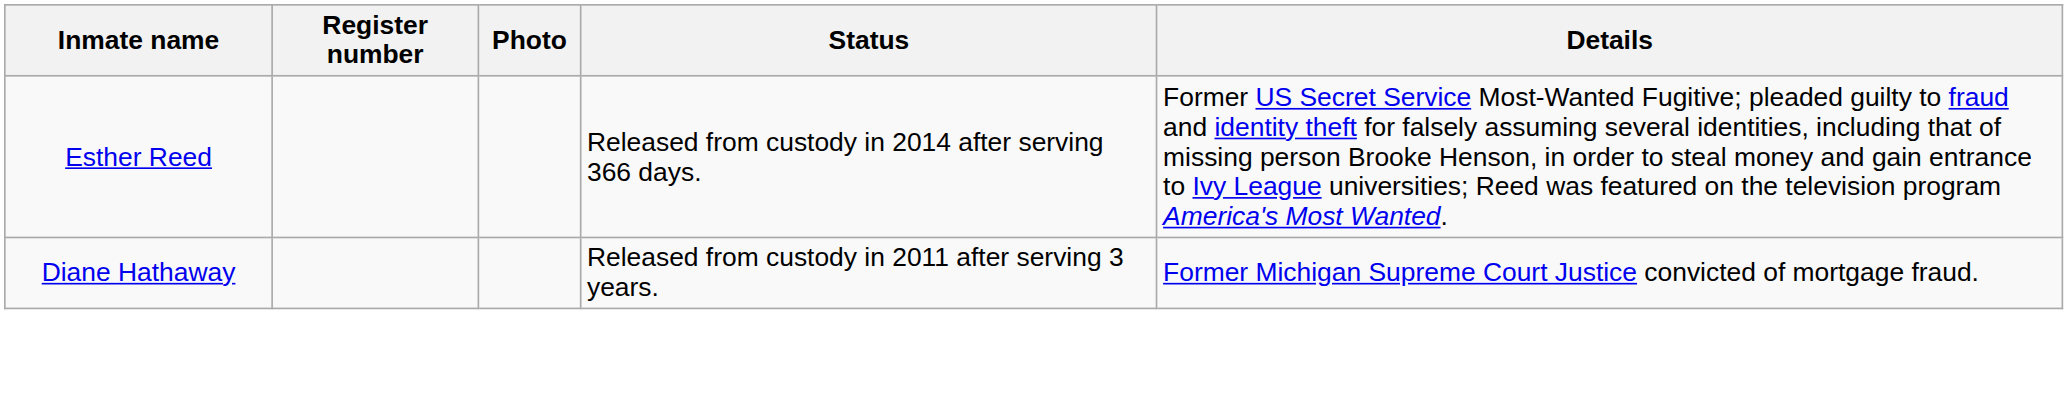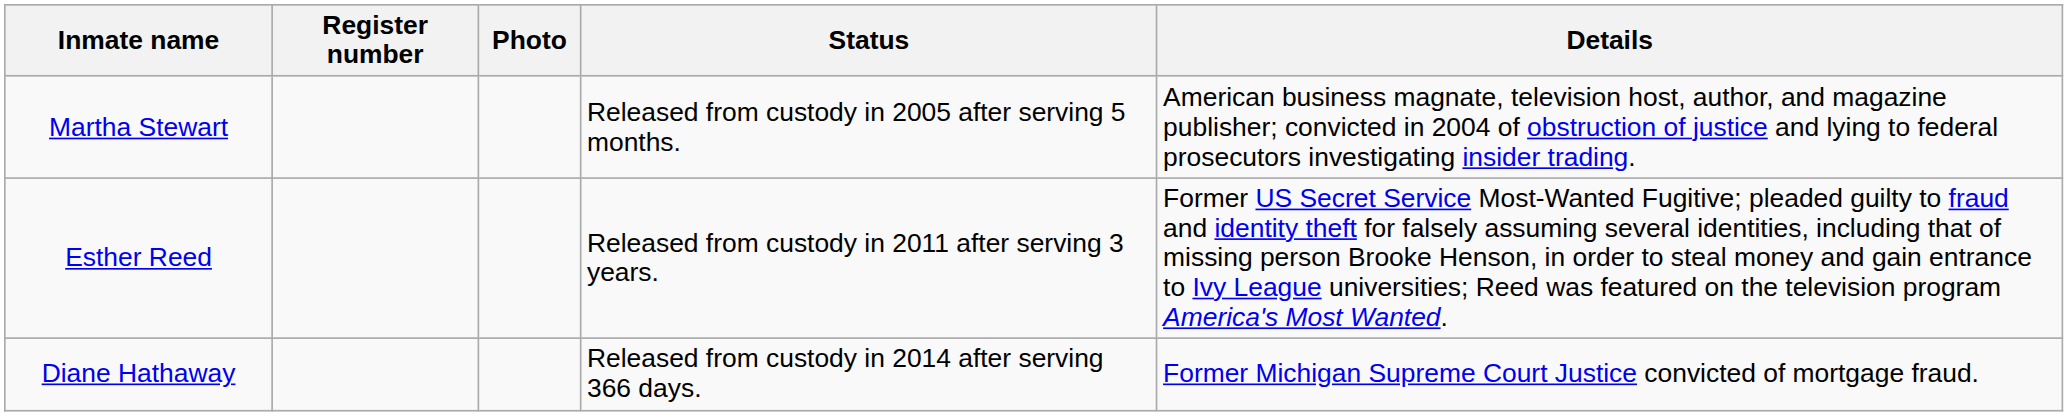+ row: (139, 126)
(845, 156) Released from custody in 2014 after serving 366 days. -> (855, 257) Released from custody in 2011 after serving 3 years.
(855, 272) Released from custody in 2011 after serving 3 years. -> (845, 373) Released from custody in 2014 after serving 366 days.
